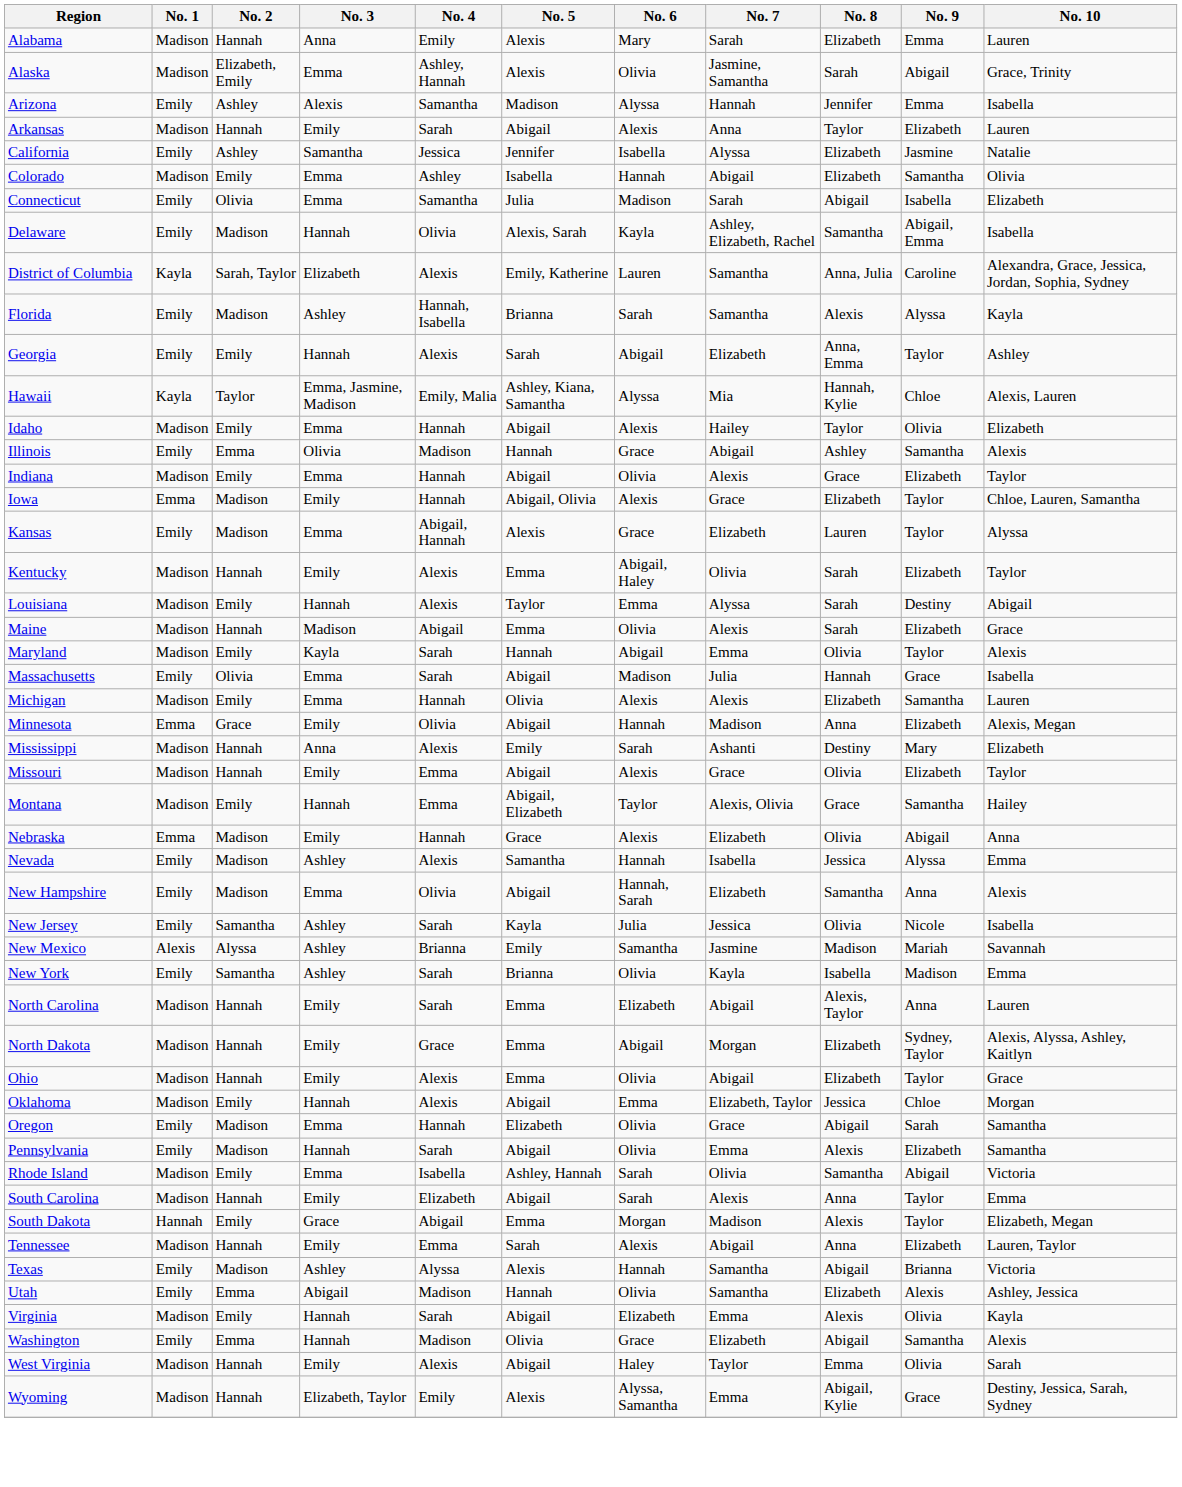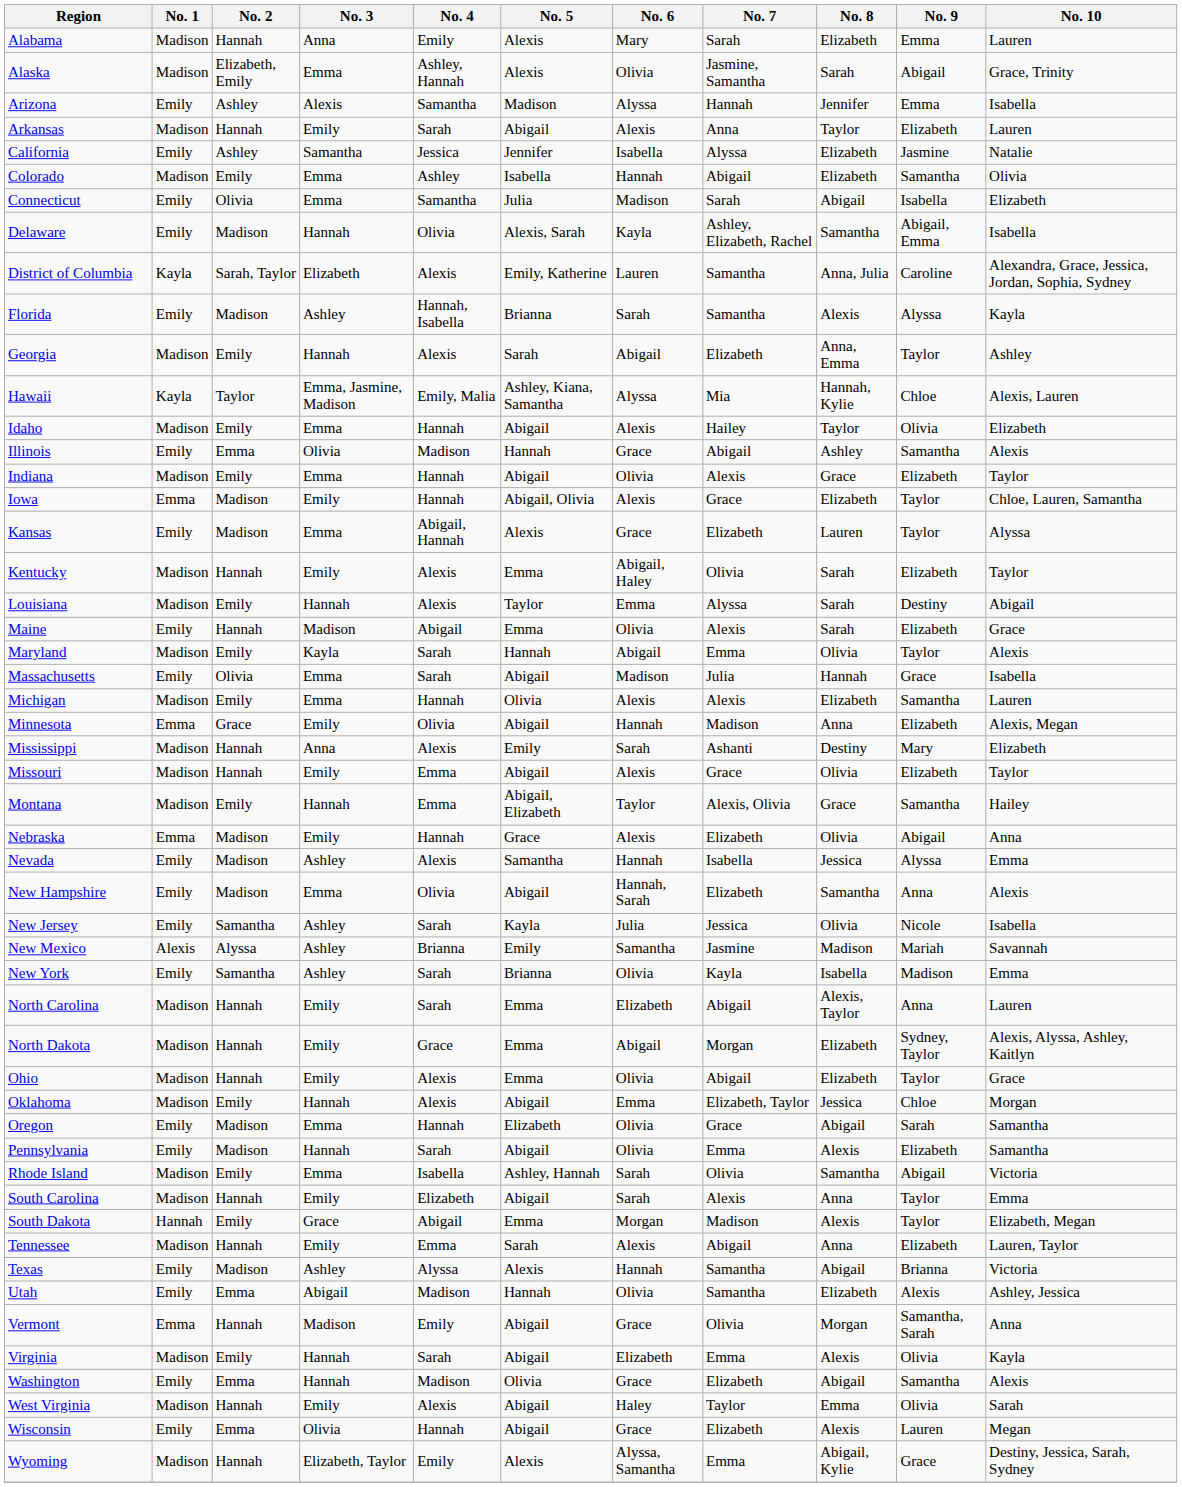(174, 354) Emily -> (182, 354) Madison
(182, 628) Madison -> (174, 628) Emily
+ row: (34, 1325)
+ row: (39, 1429)
